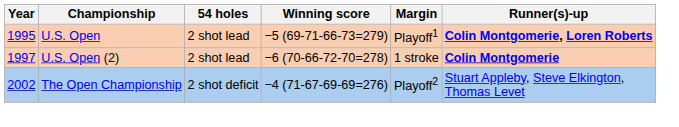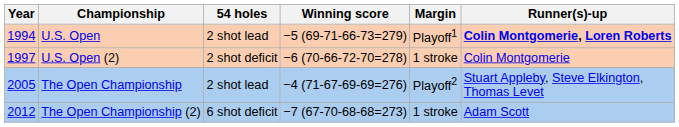(21, 36) 1995 -> (21, 36) 1994
(219, 58) 2 shot lead -> (242, 58) 2 shot deficit
(502, 58) bold -> (517, 58) normal
(21, 85) 2002 -> (21, 85) 2005
(223, 85) 2 shot deficit -> (237, 85) 2 shot lead
+ row: (121, 112)
